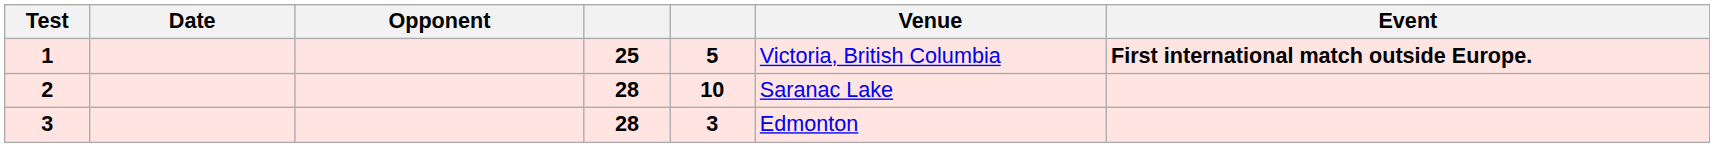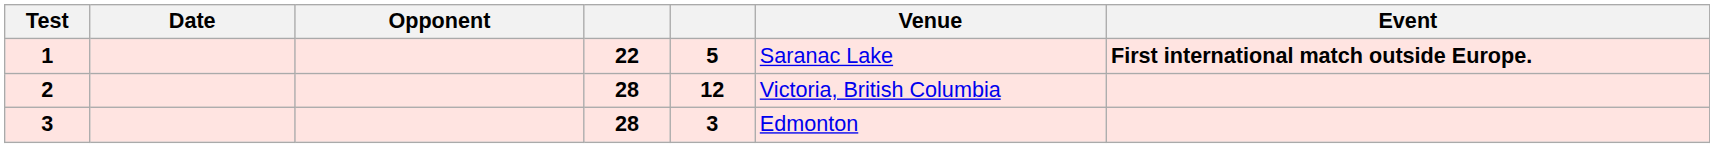(627, 55) 25 -> (627, 55) 22
(880, 55) Victoria, British Columbia -> (826, 55) Saranac Lake
(712, 90) 10 -> (712, 90) 12
(826, 90) Saranac Lake -> (880, 90) Victoria, British Columbia
